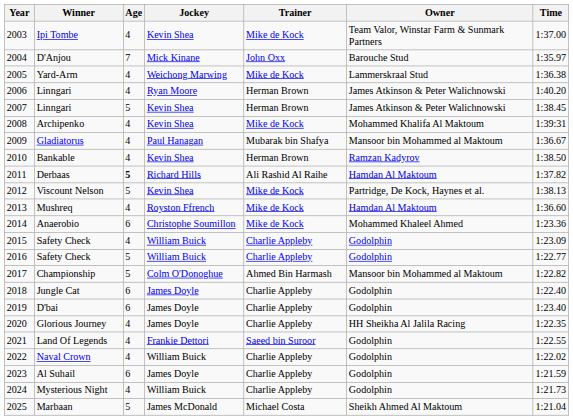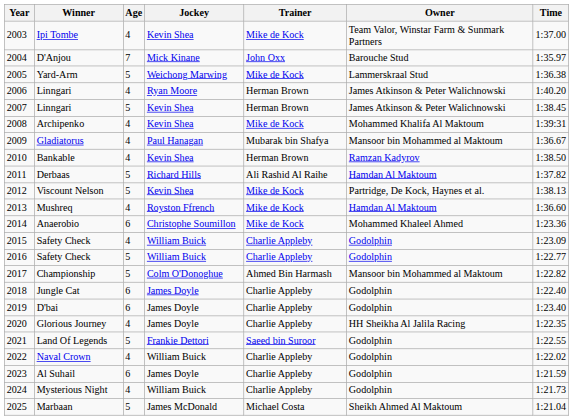(128, 74) 4 -> (128, 74) 5
(128, 174) bold -> (128, 174) normal
(128, 340) 4 -> (128, 340) 5
